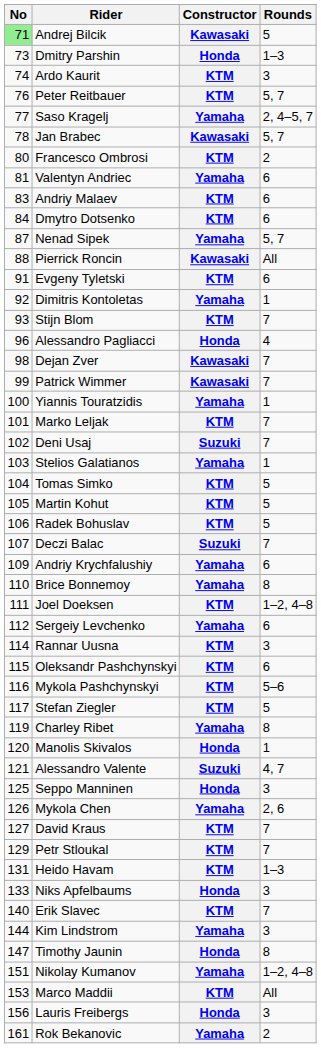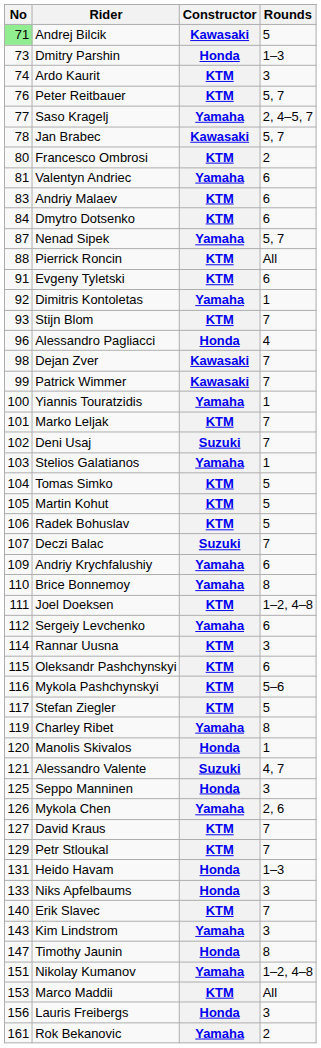(220, 259) Kawasaki -> (220, 259) KTM
(220, 870) KTM -> (220, 870) Honda
(18, 931) 144 -> (18, 931) 143
